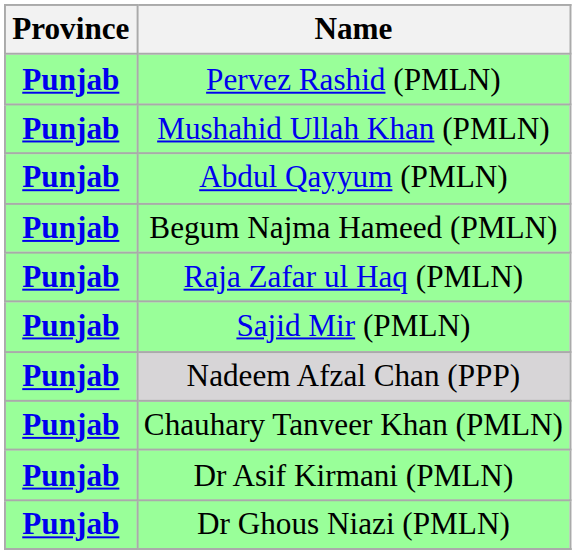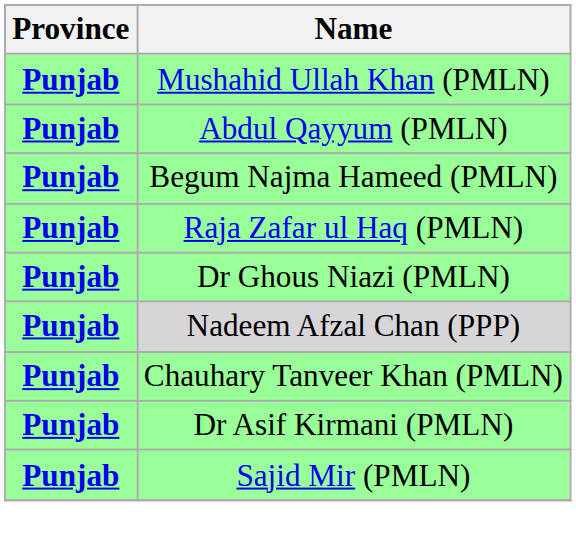- row: (353, 78)
rows swapped: (353, 326) <-> (353, 524)
